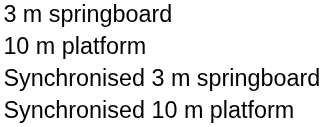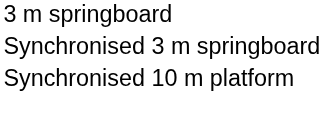- row: (75, 46)
